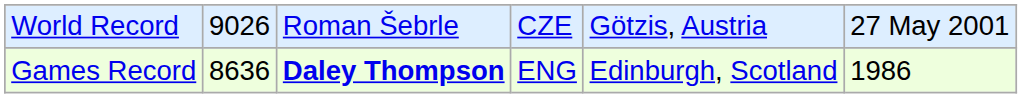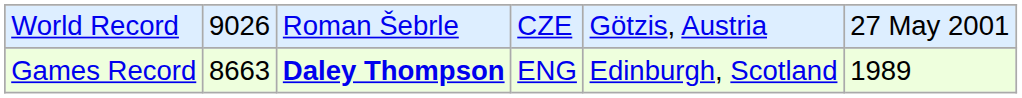(240, 69) 8636 -> (240, 69) 8663
(881, 69) 1986 -> (881, 69) 1989
